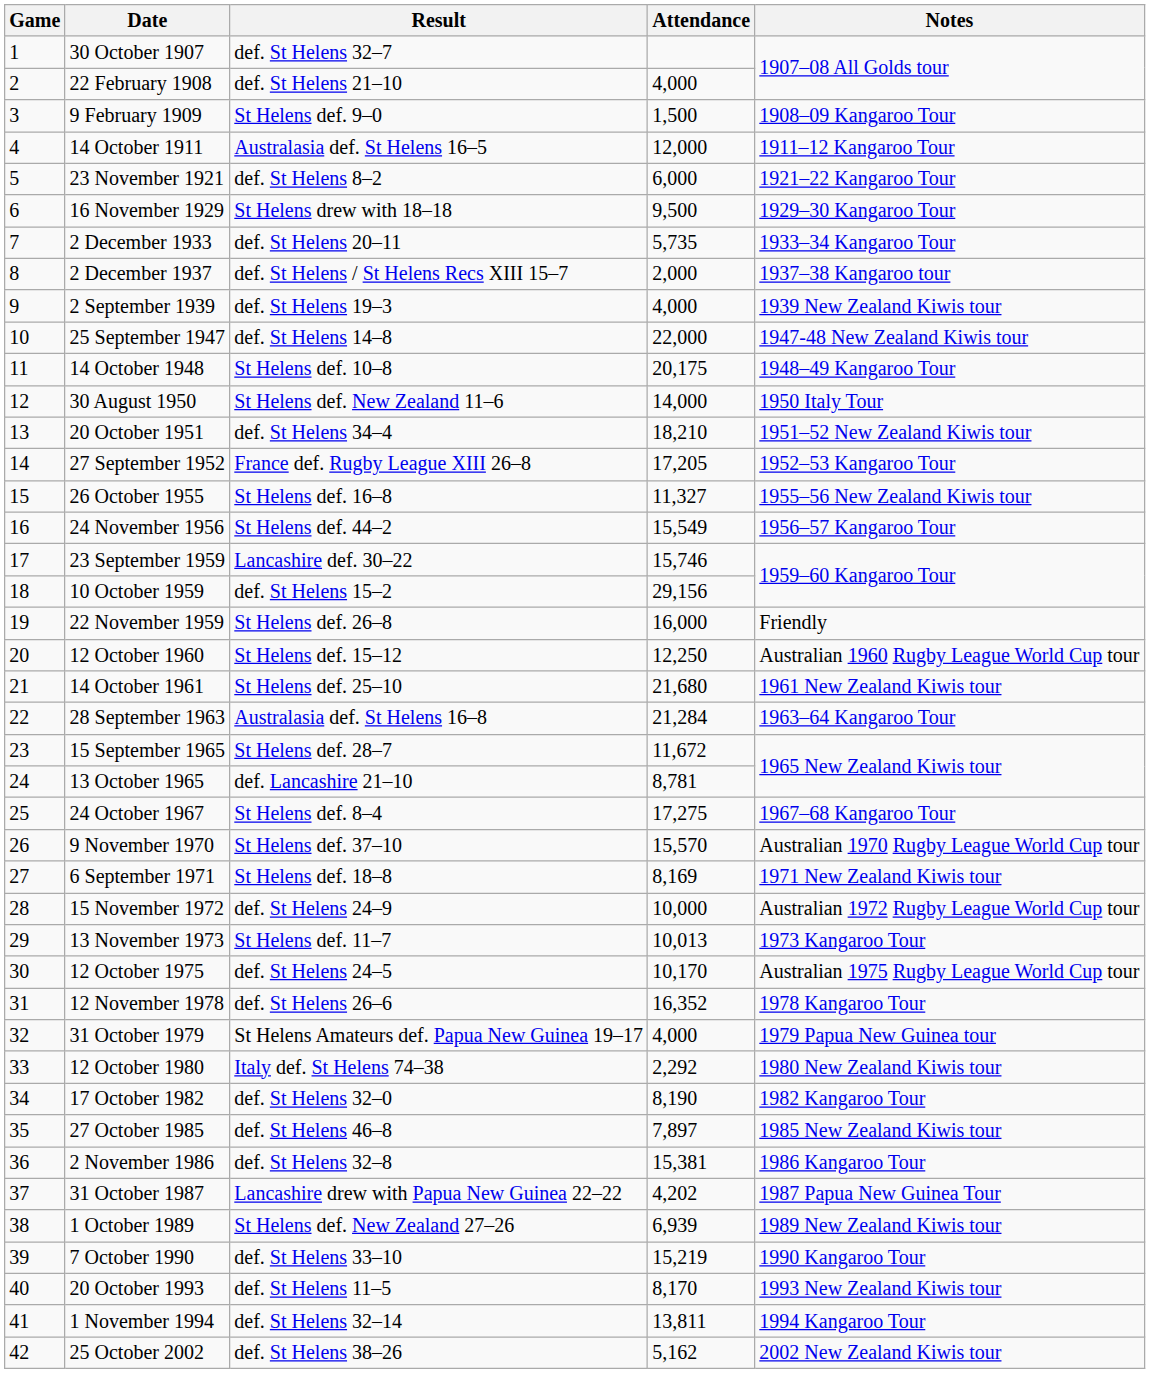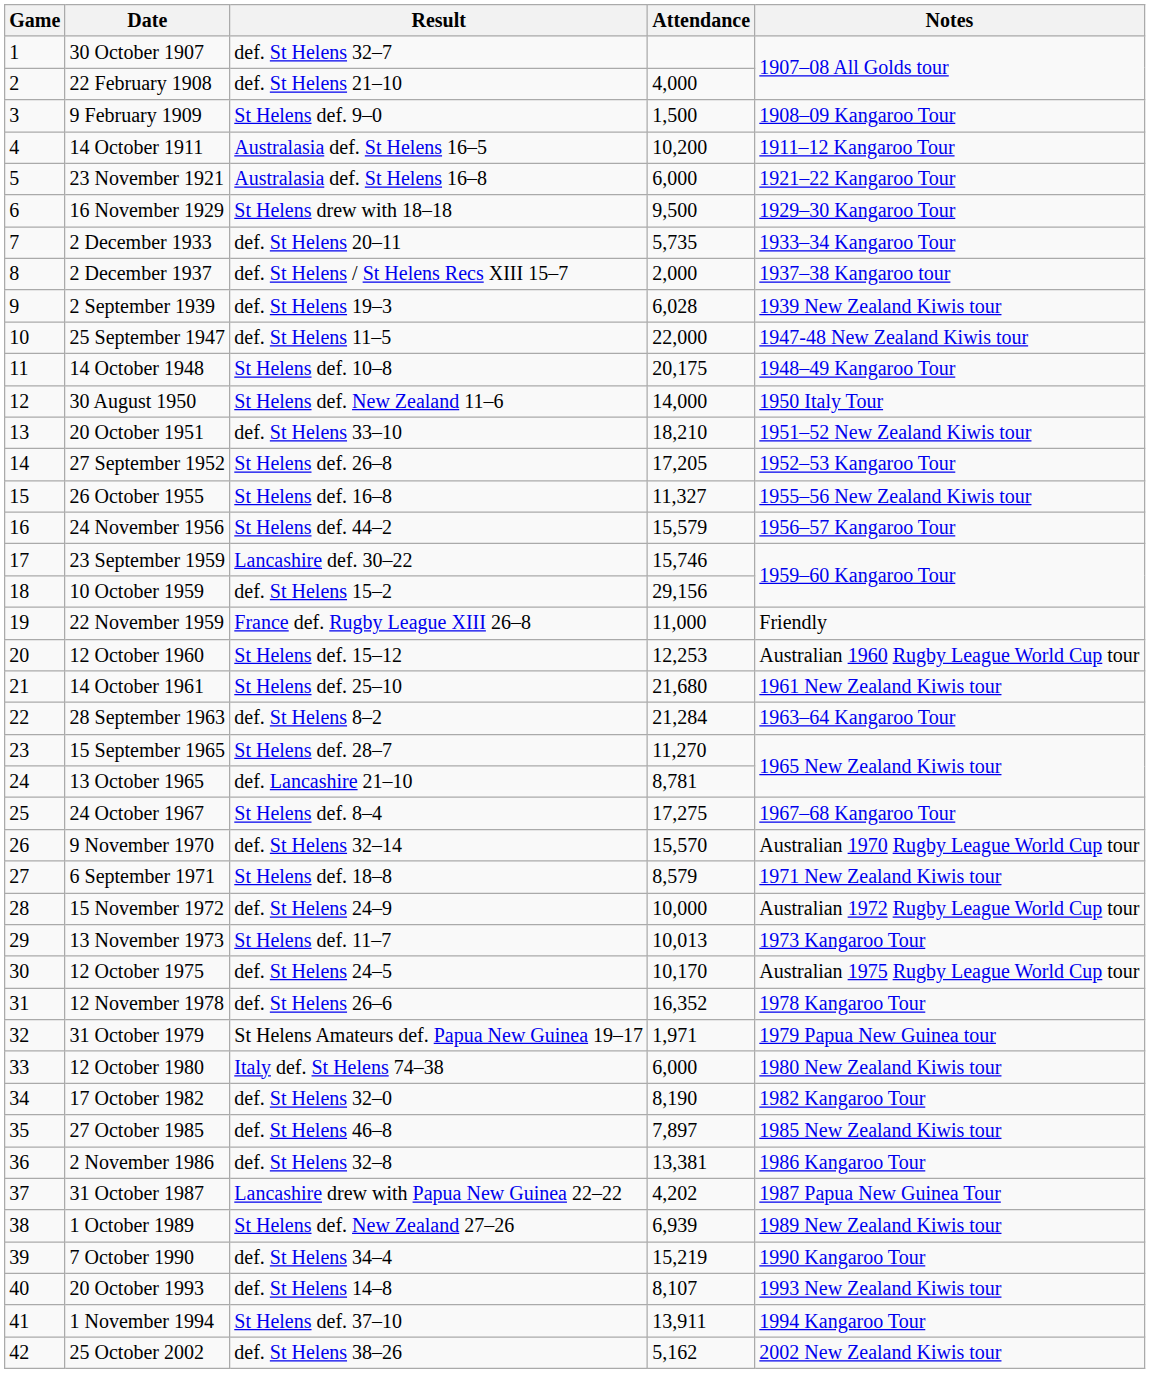(680, 147) 12,000 -> (680, 147) 10,200
(308, 178) def. St Helens 8–2 -> (361, 178) Australasia def. St Helens 16–8
(675, 305) 4,000 -> (675, 305) 6,028
(313, 337) def. St Helens 14–8 -> (313, 337) def. St Helens 11–5
(313, 432) def. St Helens 34–4 -> (318, 432) def. St Helens 33–10
(383, 464) France def. Rugby League XIII 26–8 -> (313, 464) St Helens def. 26–8
(680, 527) 15,549 -> (680, 527) 15,579
(313, 623) St Helens def. 26–8 -> (383, 623) France def. Rugby League XIII 26–8
(680, 623) 16,000 -> (679, 623) 11,000
(680, 654) 12,250 -> (680, 654) 12,253
(361, 718) Australasia def. St Helens 16–8 -> (308, 718) def. St Helens 8–2
(679, 749) 11,672 -> (679, 749) 11,270
(318, 845) St Helens def. 37–10 -> (318, 845) def. St Helens 32–14
(675, 876) 8,169 -> (675, 876) 8,579
(675, 1035) 4,000 -> (675, 1035) 1,971
(675, 1067) 2,292 -> (675, 1067) 6,000
(680, 1162) 15,381 -> (680, 1162) 13,381
(318, 1257) def. St Helens 33–10 -> (313, 1257) def. St Helens 34–4
(313, 1289) def. St Helens 11–5 -> (313, 1289) def. St Helens 14–8
(675, 1289) 8,170 -> (675, 1289) 8,107
(318, 1320) def. St Helens 32–14 -> (318, 1320) St Helens def. 37–10
(679, 1320) 13,811 -> (679, 1320) 13,911
